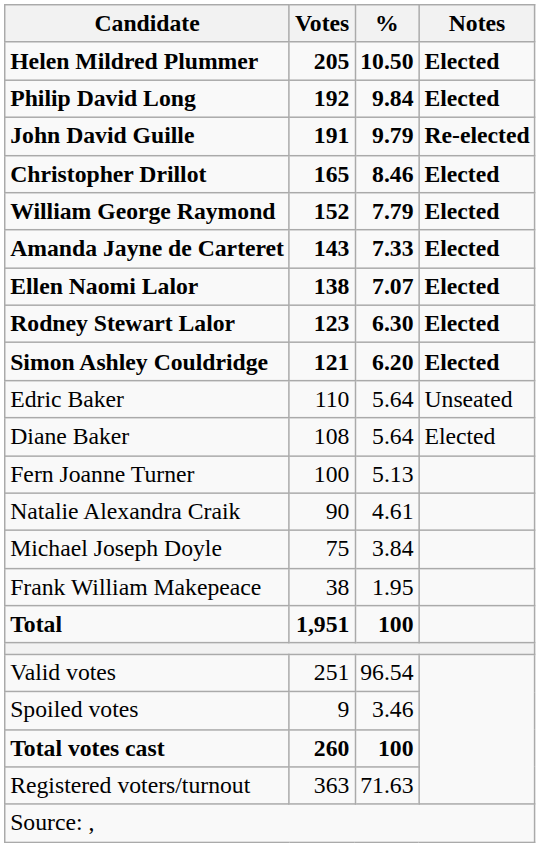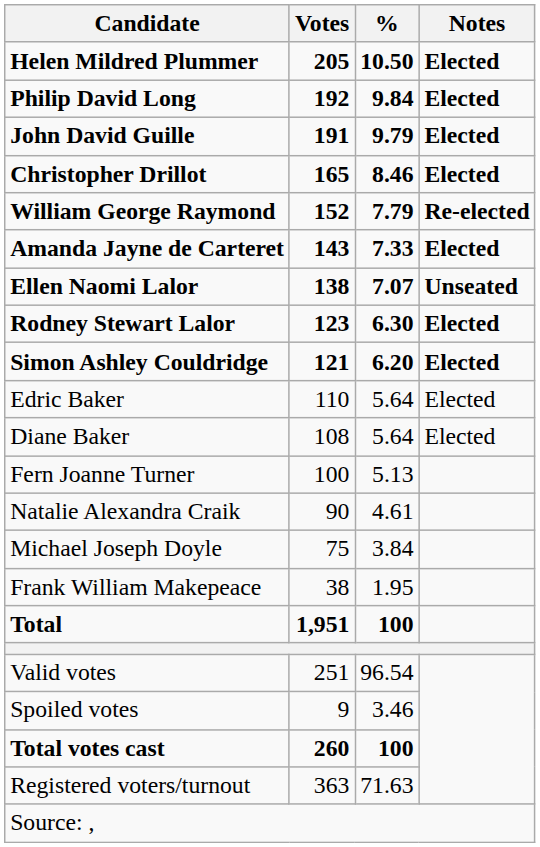(477, 135) Re-elected -> (462, 135) Elected
(462, 211) Elected -> (477, 211) Re-elected
(462, 286) Elected -> (471, 286) Unseated
(468, 398) Unseated -> (460, 398) Elected
